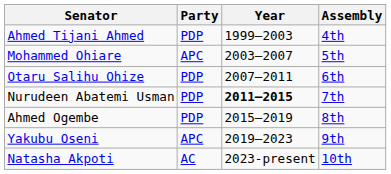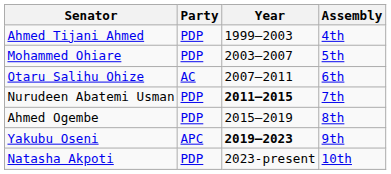(192, 56) APC -> (192, 56) PDP
(192, 76) PDP -> (188, 76) AC
(259, 138) normal -> (259, 138) bold
(188, 159) AC -> (192, 159) PDP
